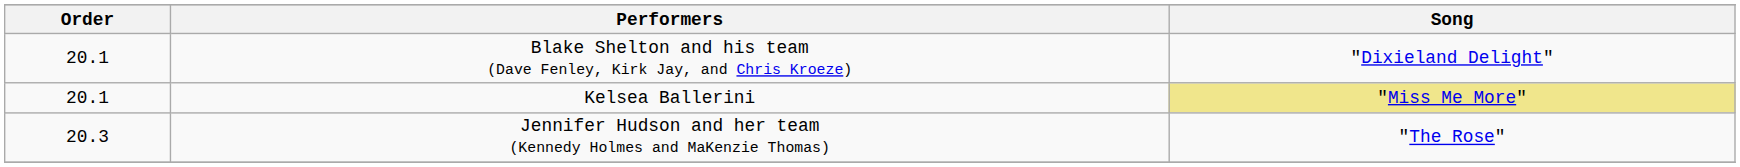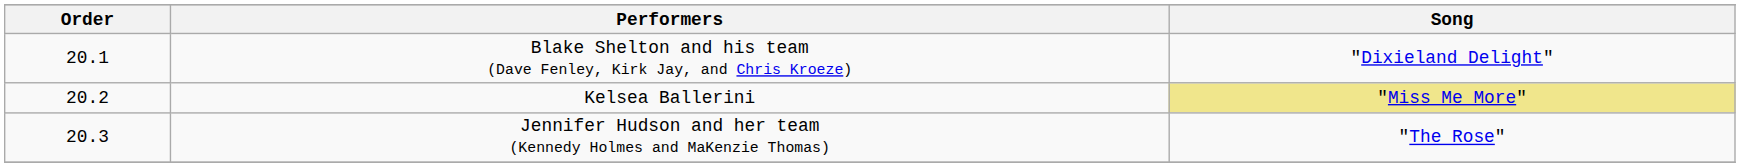(87, 98) 20.1 -> (87, 98) 20.2
